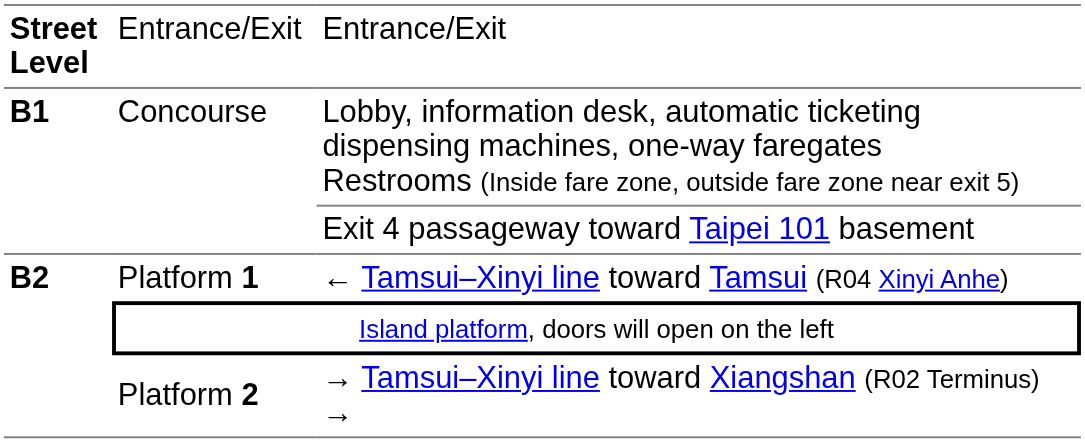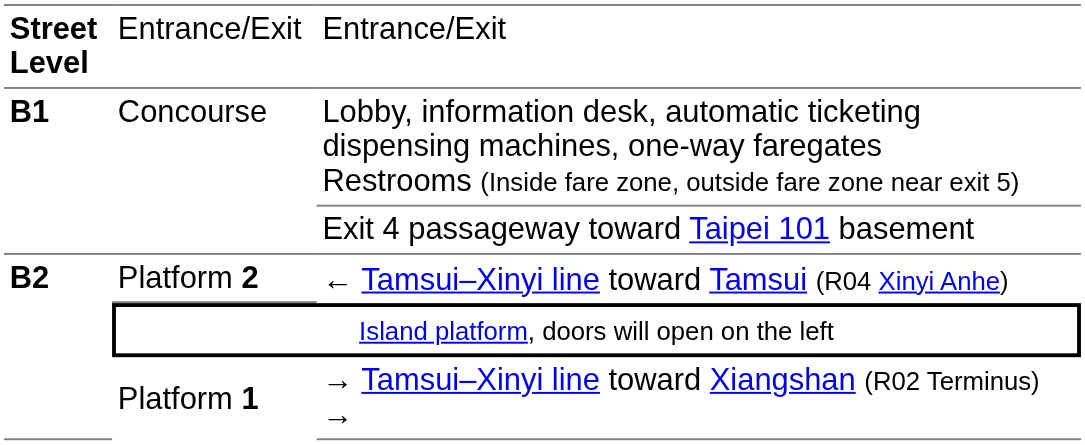(188, 277) Platform 1 -> (188, 277) Platform 2
(188, 395) Platform 2 -> (188, 398) Platform 1
